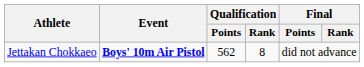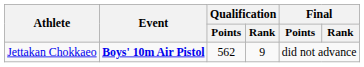(262, 52) 8 -> (262, 52) 9
